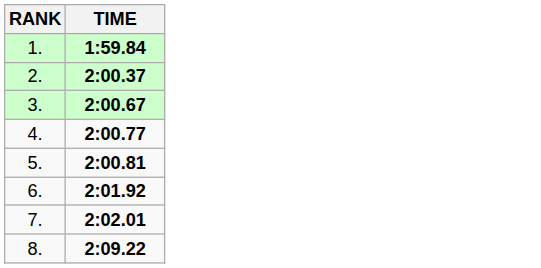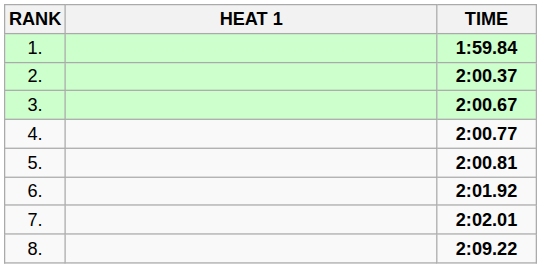+ column: (251, 19)
